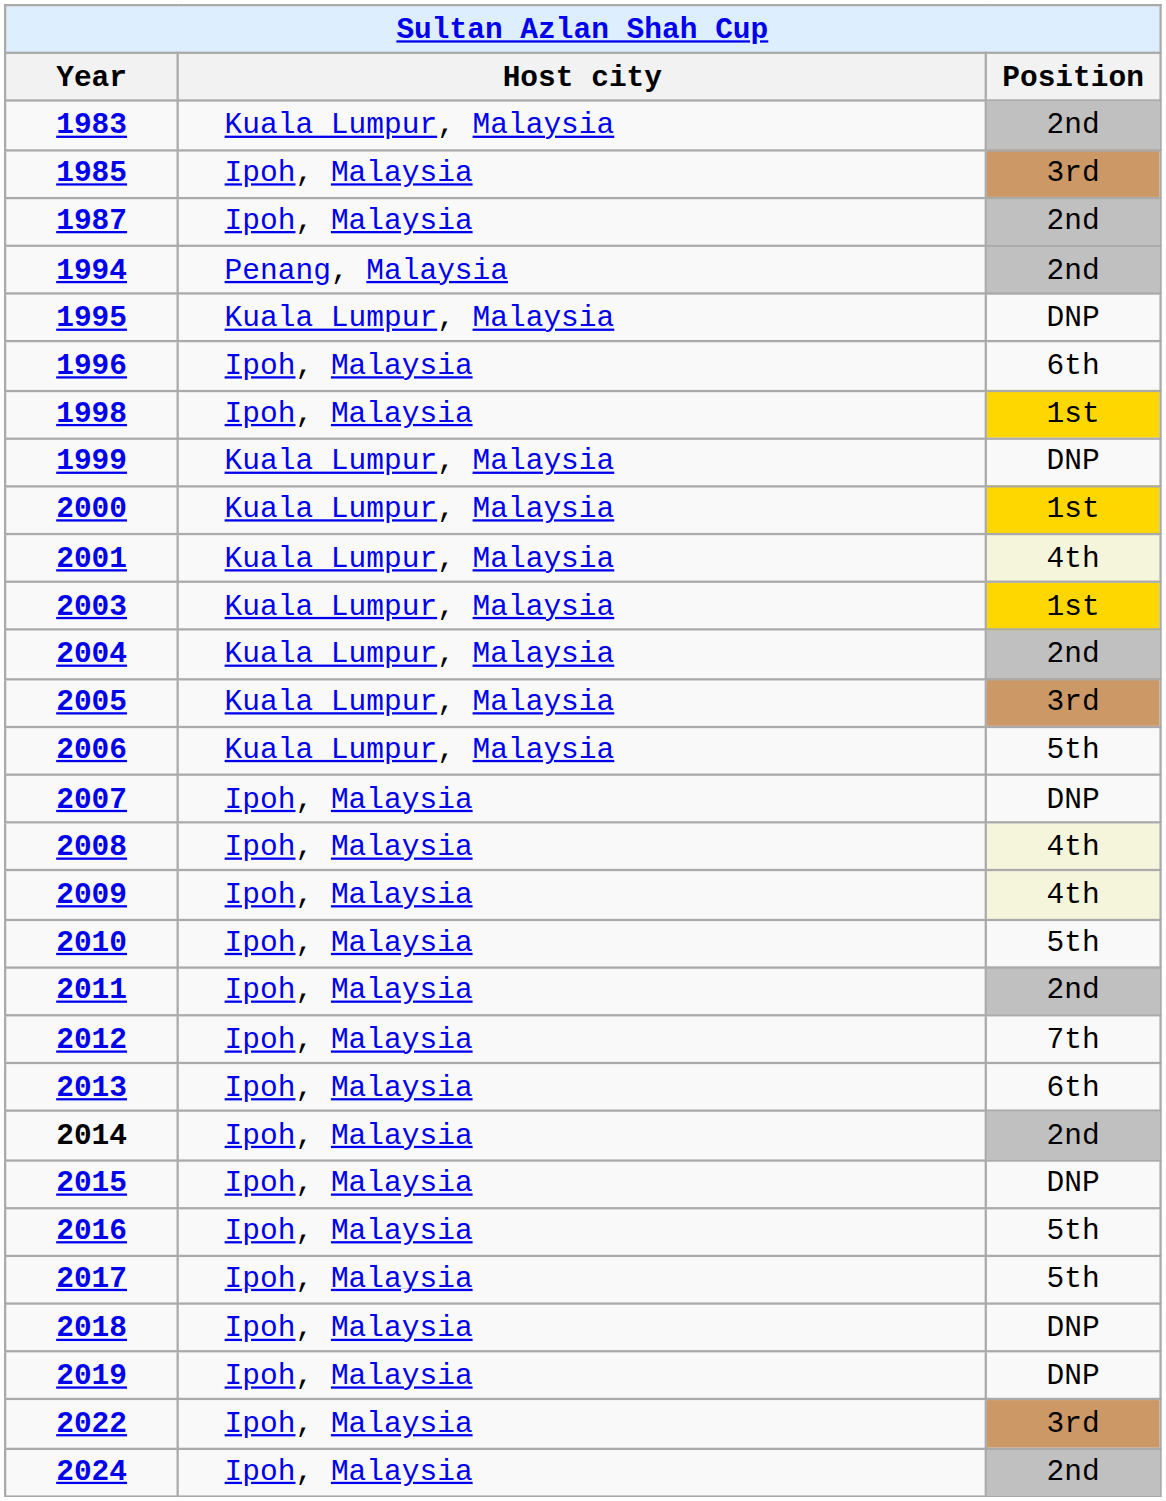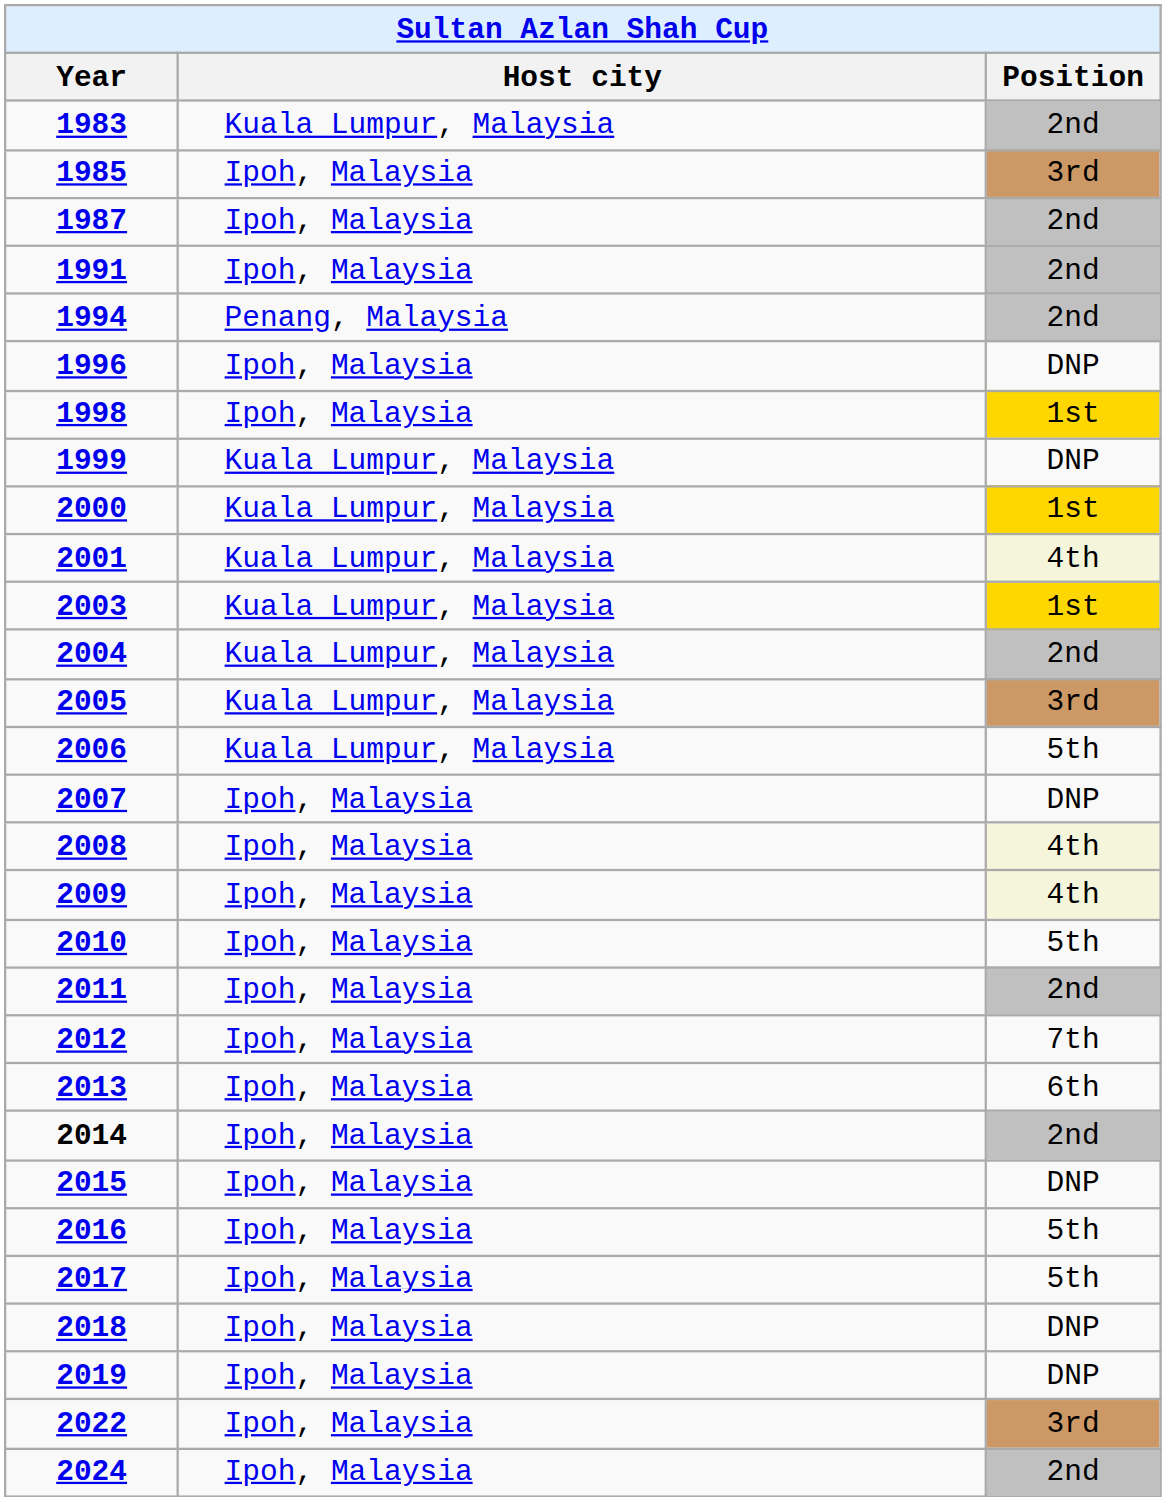+ row: (92, 270)
- row: (92, 318)
(1073, 366) 6th -> (1073, 366) DNP
